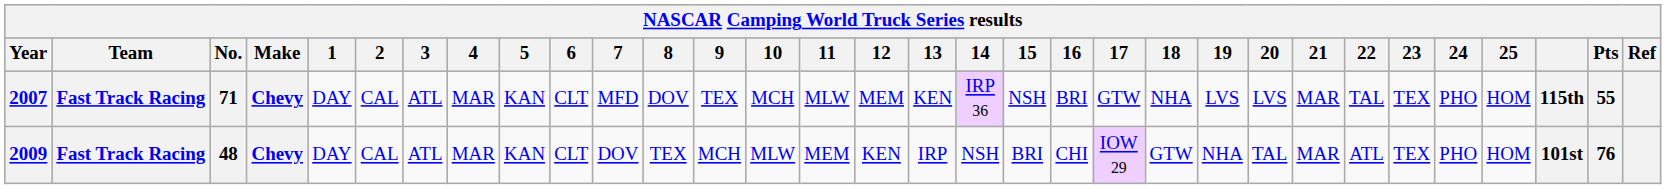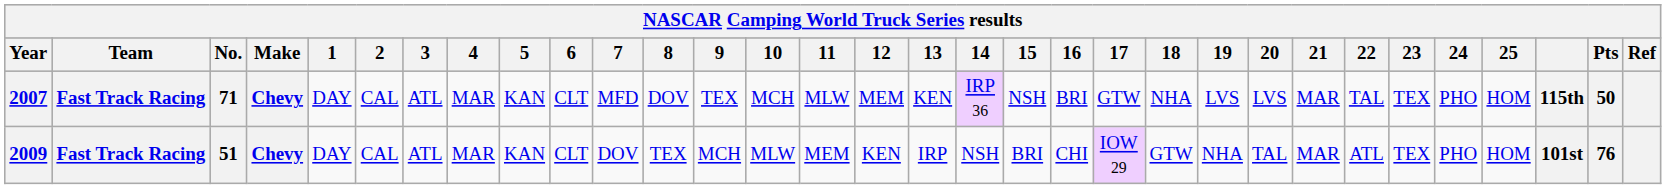(1606, 98) 55 -> (1606, 98) 50
(228, 154) 48 -> (228, 154) 51
